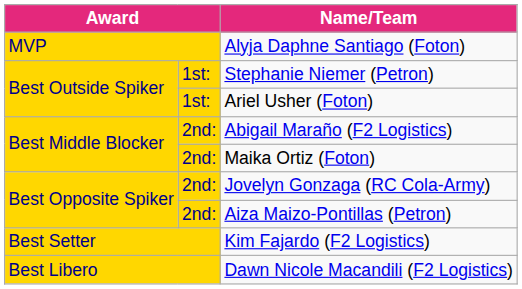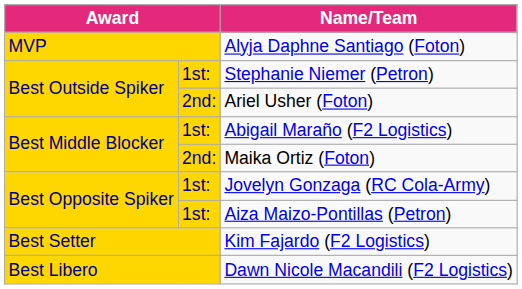(196, 102) 1st: -> (199, 102) 2nd:
(199, 130) 2nd: -> (196, 130) 1st:
(199, 185) 2nd: -> (196, 185) 1st:
(199, 213) 2nd: -> (196, 213) 1st:
